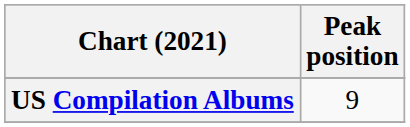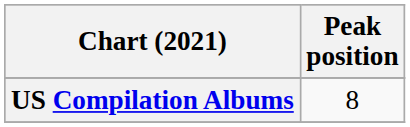(352, 99) 9 -> (352, 99) 8
